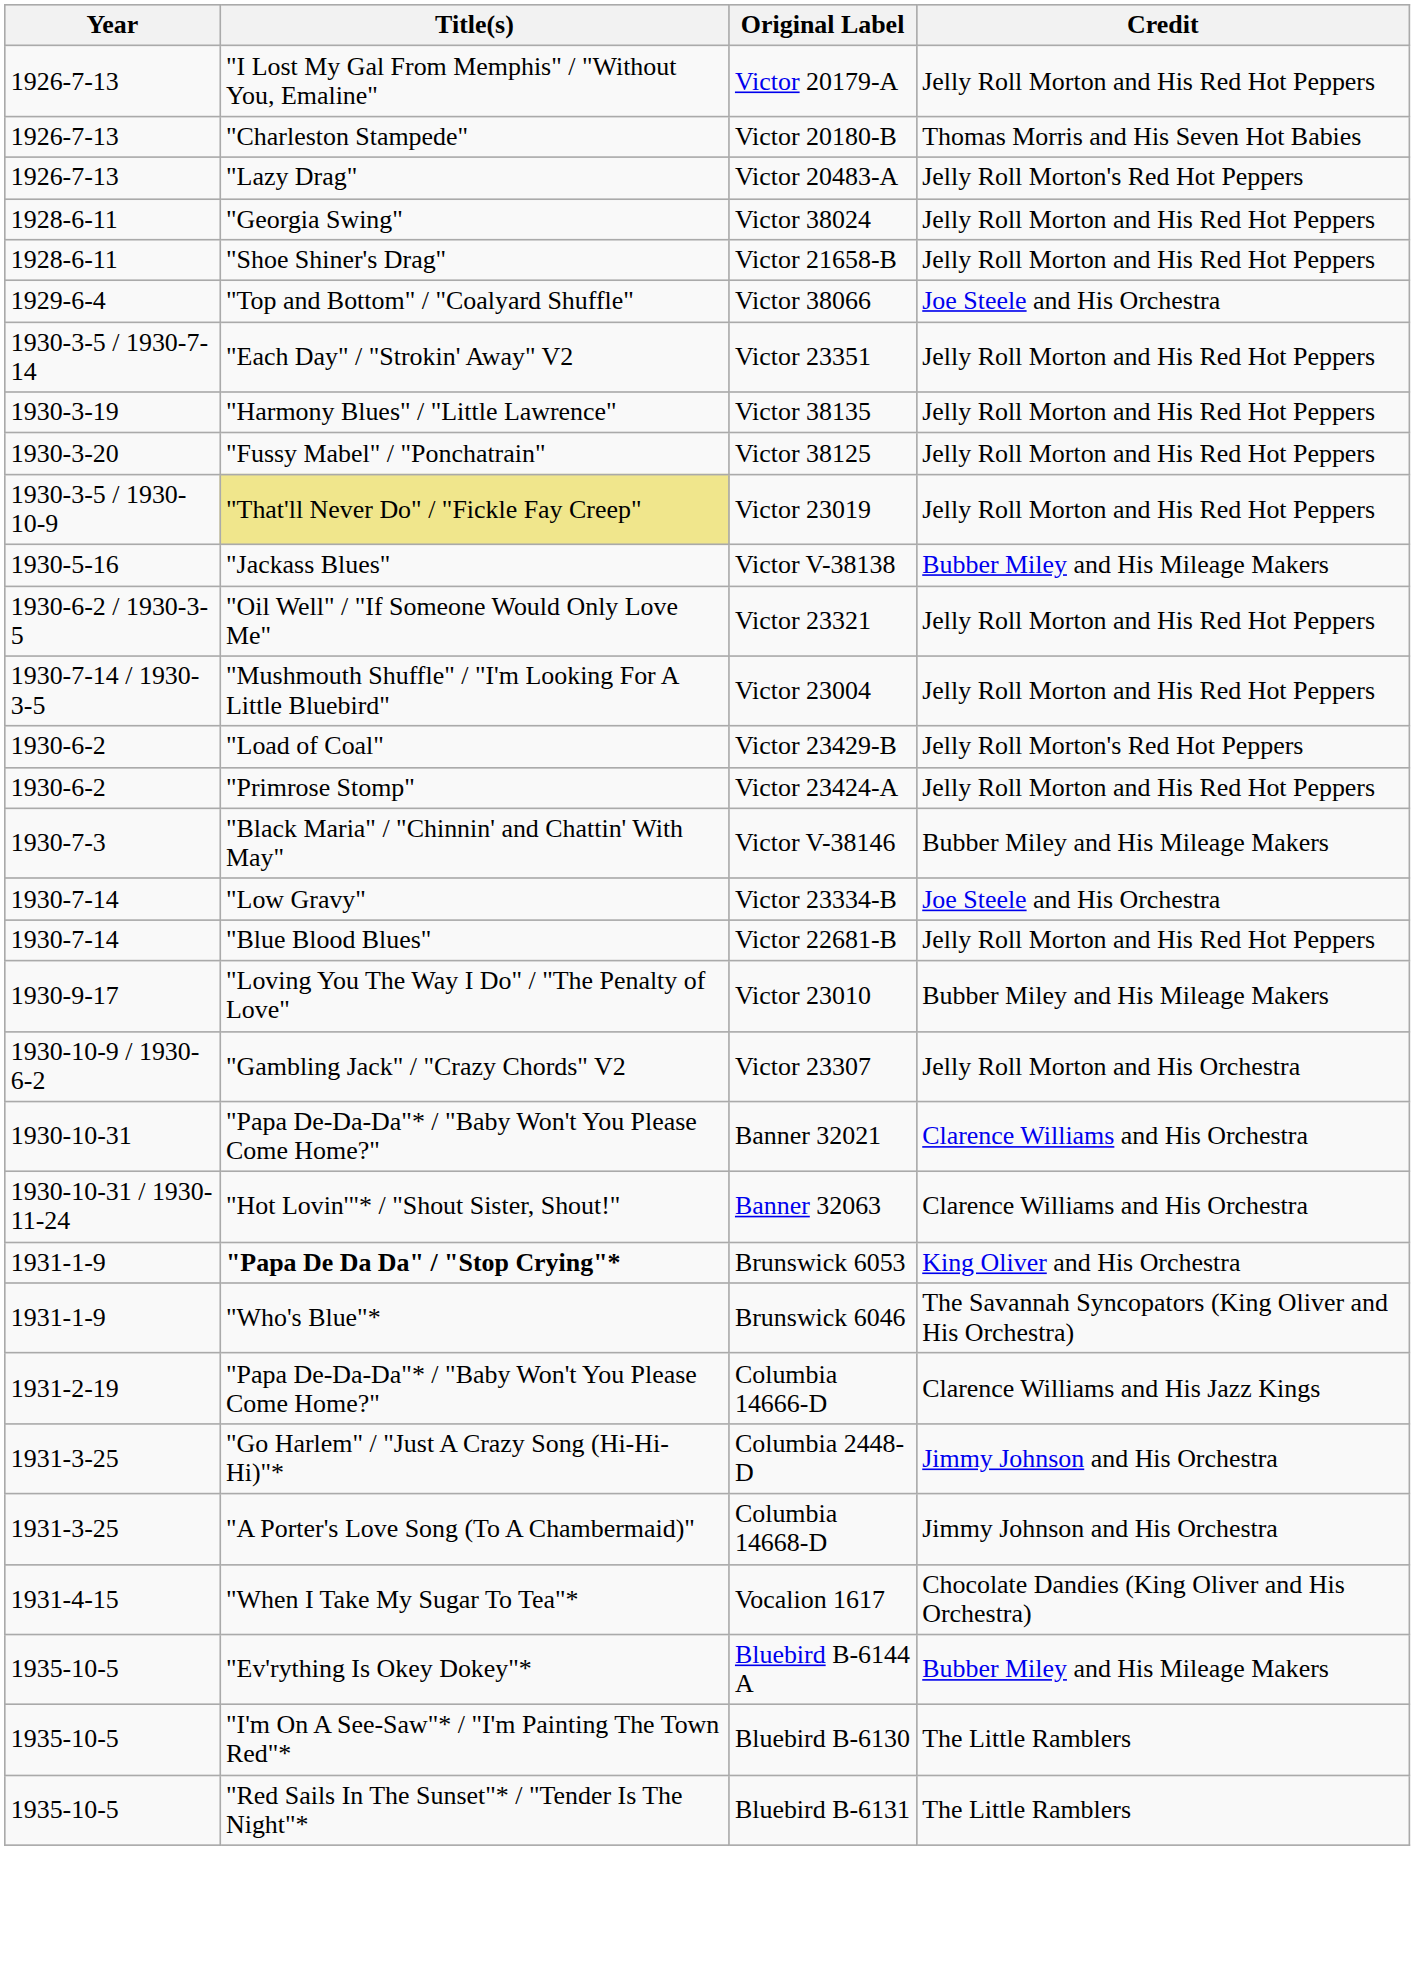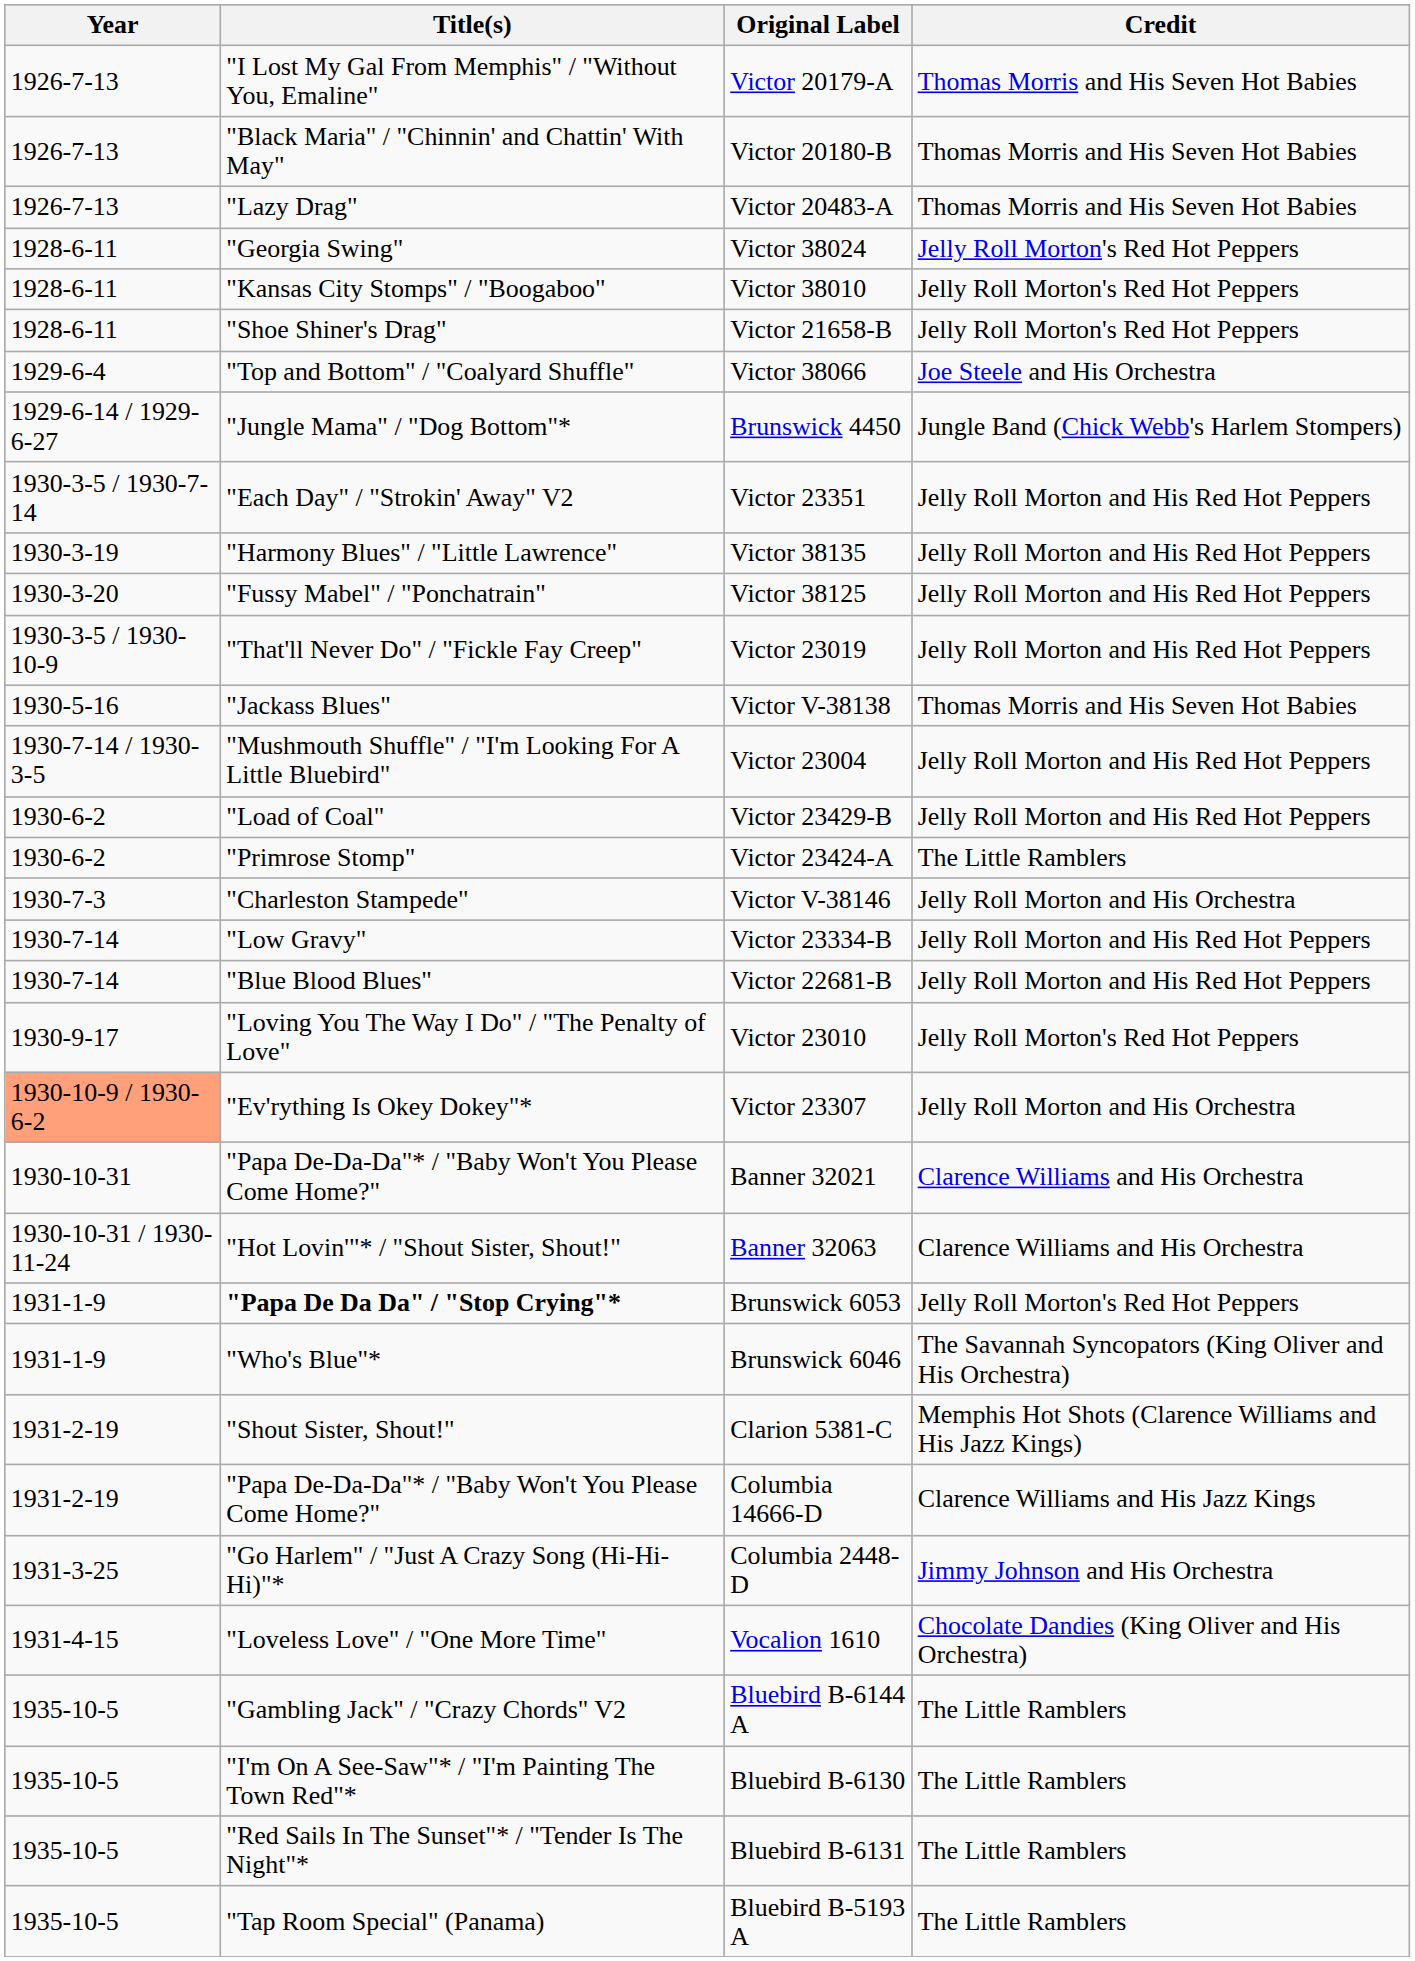(1149, 80) Jelly Roll Morton and His Red Hot Peppers -> (1137, 80) Thomas Morris and His Seven Hot Babies
(347, 136) "Charleston Stampede" -> (455, 151) "Black Maria" / "Chinnin' and Chattin' With May"
(1113, 177) Jelly Roll Morton's Red Hot Peppers -> (1137, 206) Thomas Morris and His Seven Hot Babies
(1149, 218) Jelly Roll Morton and His Red Hot Peppers -> (1108, 247) Jelly Roll Morton's Red Hot Peppers
+ row: (798, 288)
(1149, 259) Jelly Roll Morton and His Red Hot Peppers -> (1108, 330) Jelly Roll Morton's Red Hot Peppers
+ row: (816, 426)
(434, 509) khaki background -> (434, 649) no background
(1126, 564) Bubber Miley and His Mileage Makers -> (1137, 705) Thomas Morris and His Seven Hot Babies
- row: (803, 620)
(1113, 746) Jelly Roll Morton's Red Hot Peppers -> (1144, 816) Jelly Roll Morton and His Red Hot Peppers
(1149, 787) Jelly Roll Morton and His Red Hot Peppers -> (1022, 857) The Little Ramblers
(455, 843) "Black Maria" / "Chinnin' and Chattin' With May" -> (347, 898) "Charleston Stampede"
(1126, 843) Bubber Miley and His Mileage Makers -> (1107, 898) Jelly Roll Morton and His Orchestra
(1071, 898) Joe Steele and His Orchestra -> (1144, 939) Jelly Roll Morton and His Red Hot Peppers
(1126, 995) Bubber Miley and His Mileage Makers -> (1108, 1036) Jelly Roll Morton's Red Hot Peppers
(105, 1065) no background -> (105, 1107) lightsalmon background
(426, 1065) "Gambling Jack" / "Crazy Chords" V2 -> (379, 1107) "Ev'rything Is Okey Dokey"*
(1081, 1262) King Oliver and His Orchestra -> (1108, 1303) Jelly Roll Morton's Red Hot Peppers
+ row: (811, 1429)
- row: (786, 1528)
+ row: (805, 1639)
- row: (810, 1598)
(379, 1669) "Ev'rything Is Okey Dokey"* -> (426, 1710) "Gambling Jack" / "Crazy Chords" V2
(1126, 1669) Bubber Miley and His Mileage Makers -> (1022, 1710) The Little Ramblers
+ row: (818, 1921)
